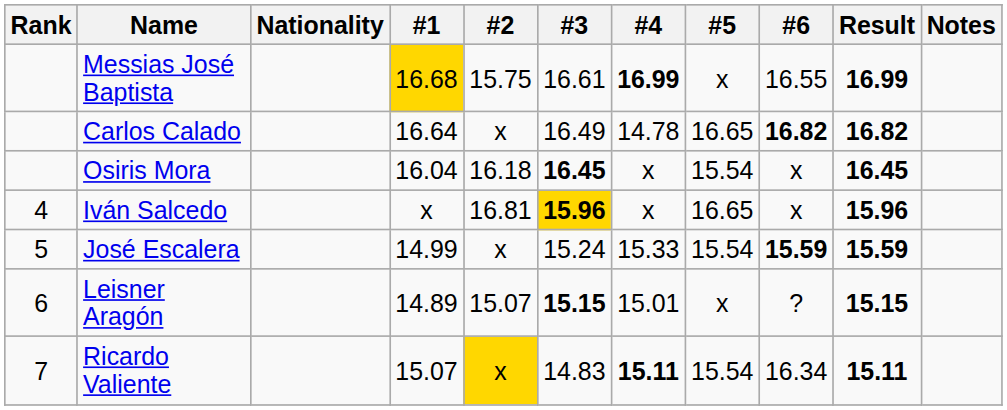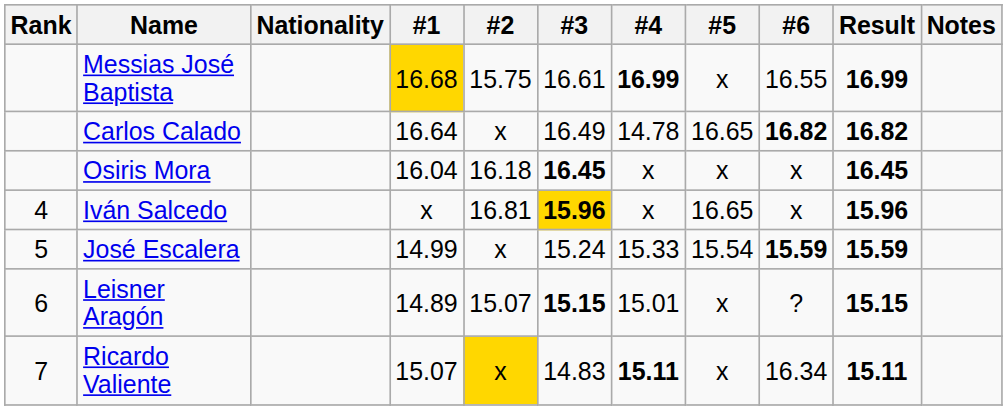(722, 171) 15.54 -> (722, 171) x
(722, 371) 15.54 -> (722, 371) x
